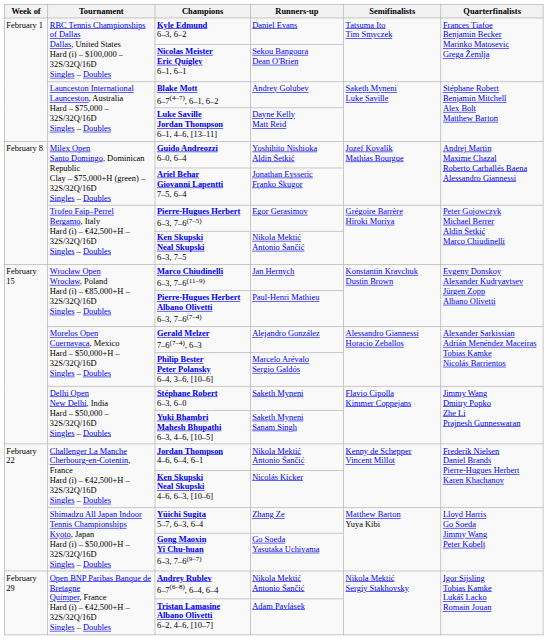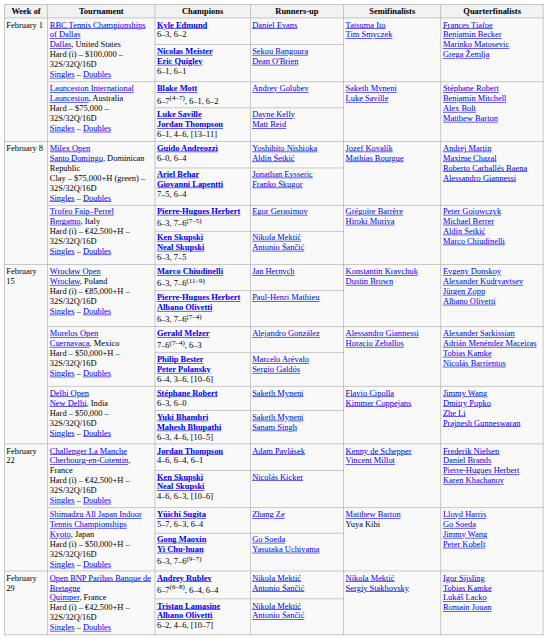(278, 455) Nikola Mektić Antonio Šančić -> (279, 450) Adam Pavlásek
(279, 605) Adam Pavlásek -> (278, 610) Nikola Mektić Antonio Šančić
